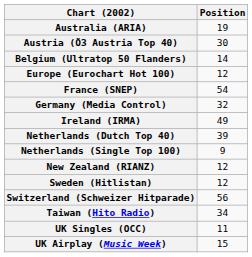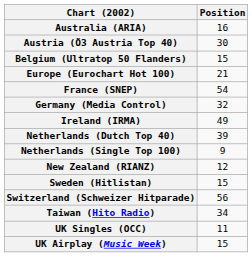(223, 28) 19 -> (223, 28) 16
(223, 58) 14 -> (223, 58) 15
(223, 74) 12 -> (223, 74) 21
(223, 182) 12 -> (223, 182) 15
